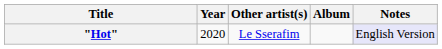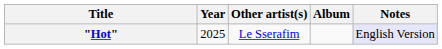(213, 34) 2020 -> (213, 34) 2025
